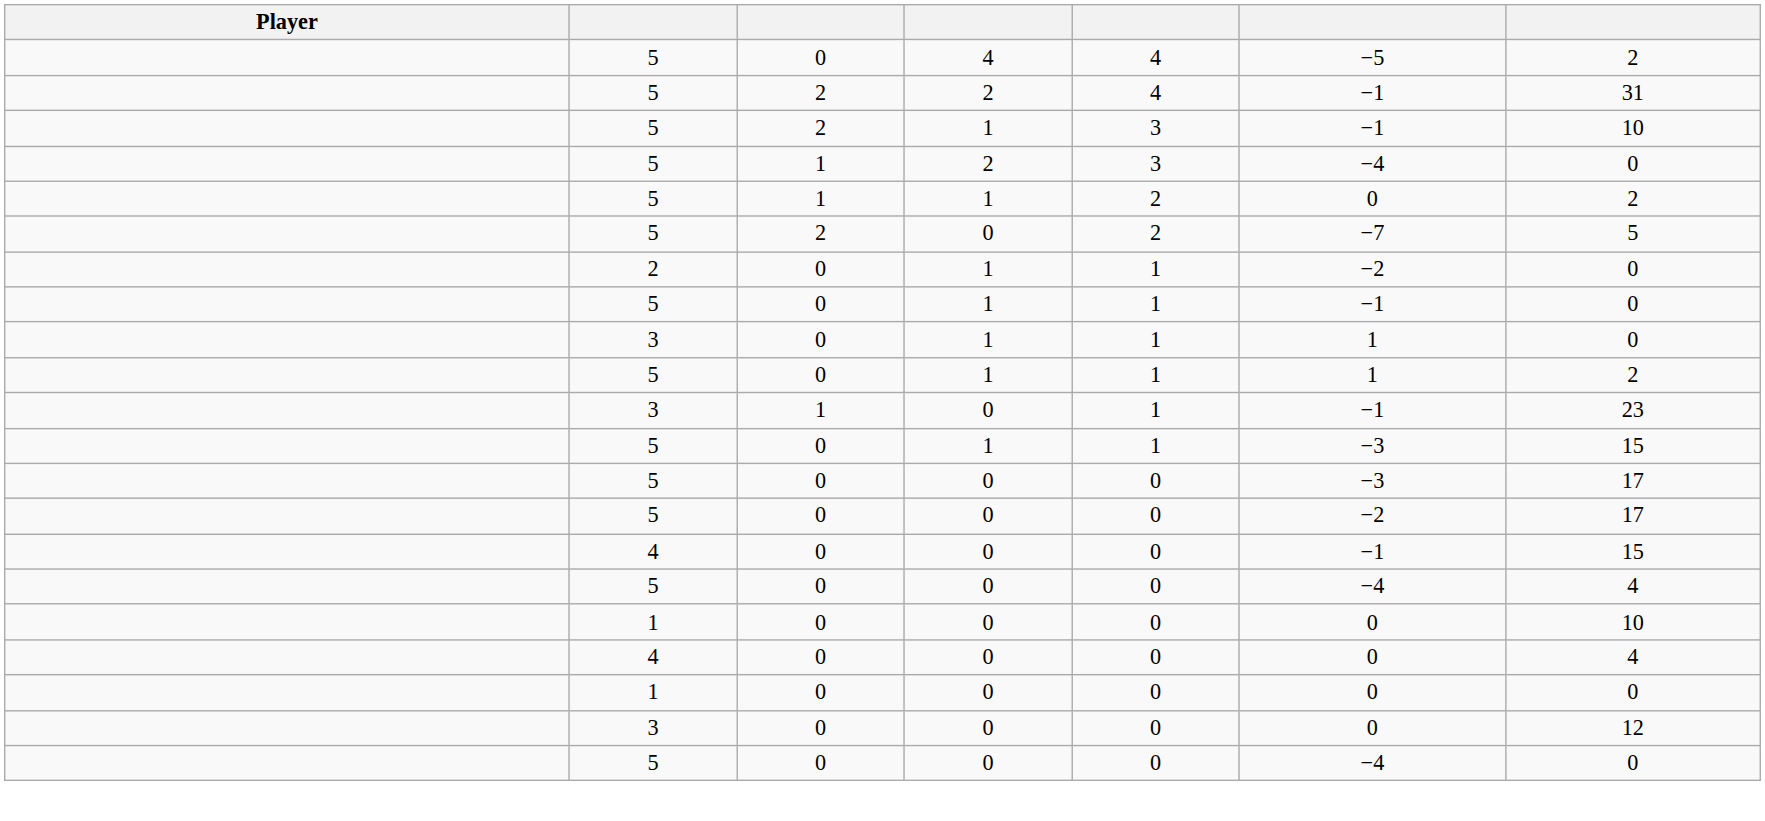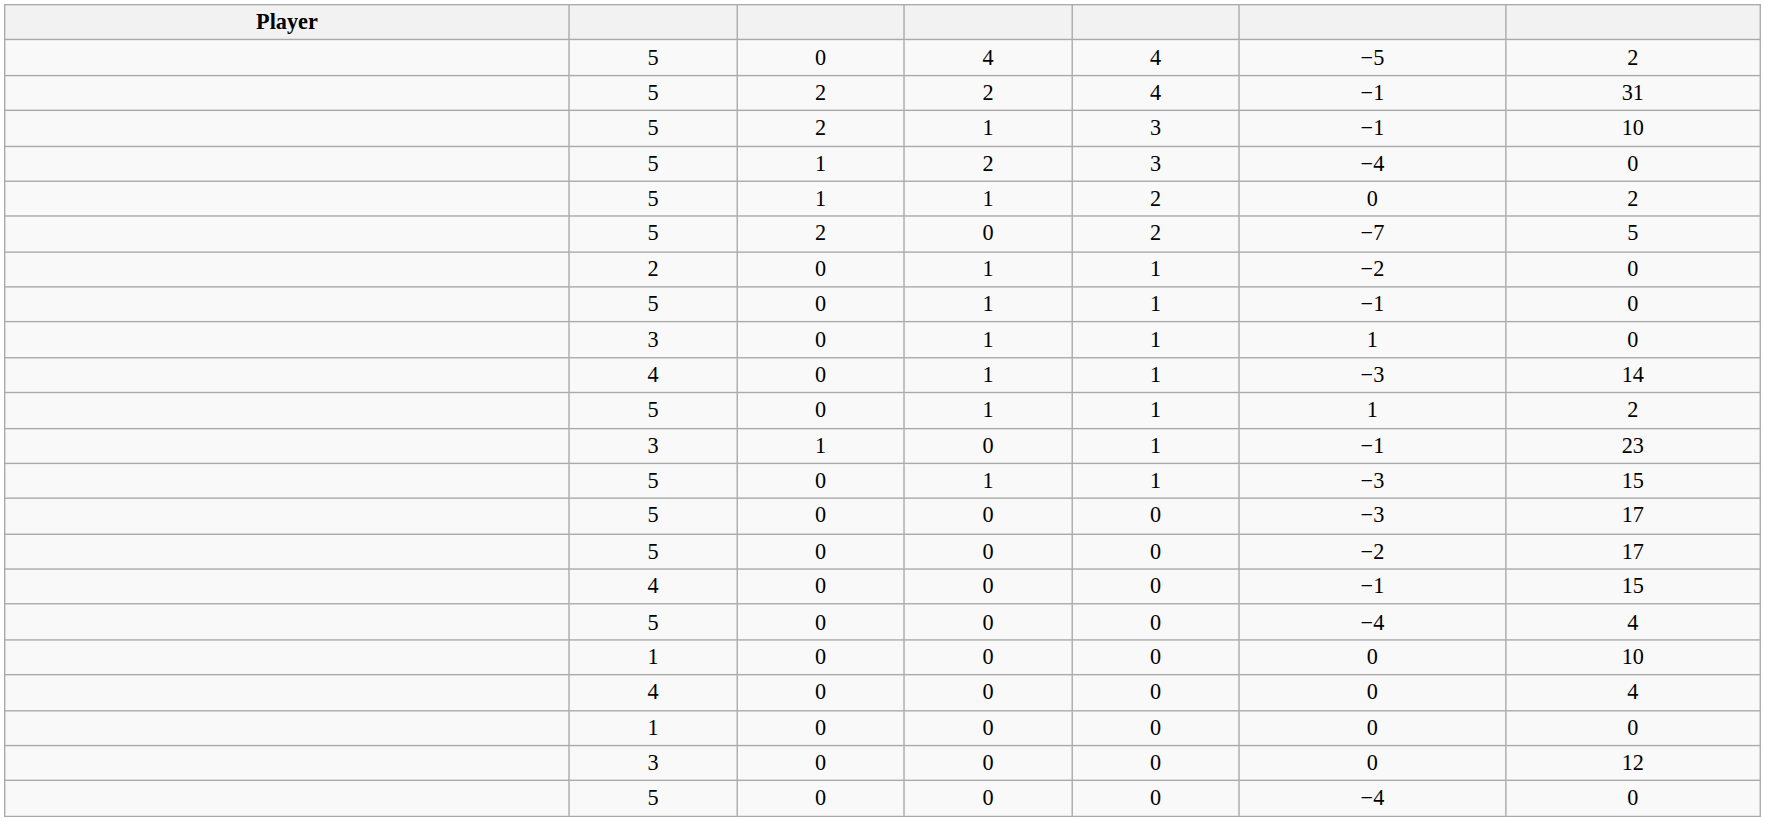+ row: (653, 374)
